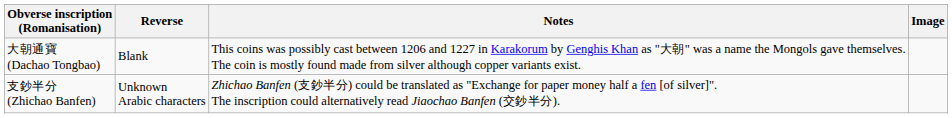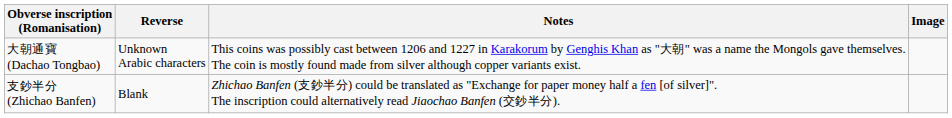(133, 56) Blank -> (162, 56) Unknown Arabic characters
(162, 93) Unknown Arabic characters -> (133, 93) Blank
